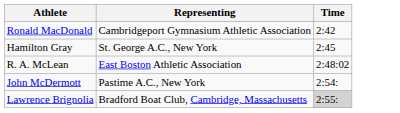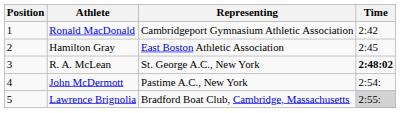+ column: (26, 13)
(158, 47) St. George A.C., New York -> (213, 47) East Boston Athletic Association
(170, 64) East Boston Athletic Association -> (200, 64) St. George A.C., New York
(333, 64) normal -> (376, 64) bold
